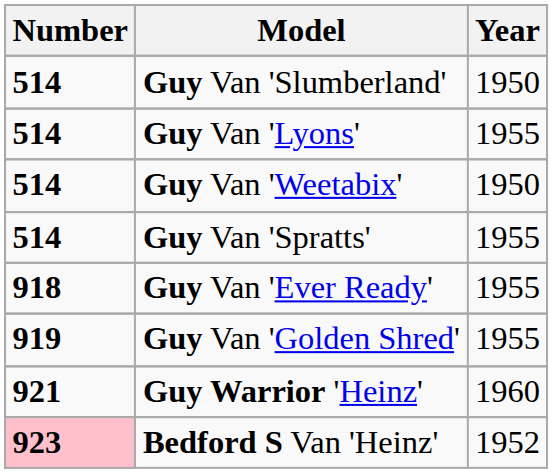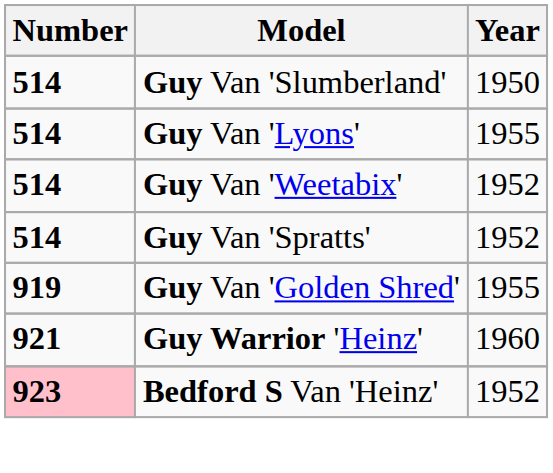(507, 184) 1950 -> (507, 184) 1952
(507, 236) 1955 -> (507, 236) 1952
- row: (288, 287)
